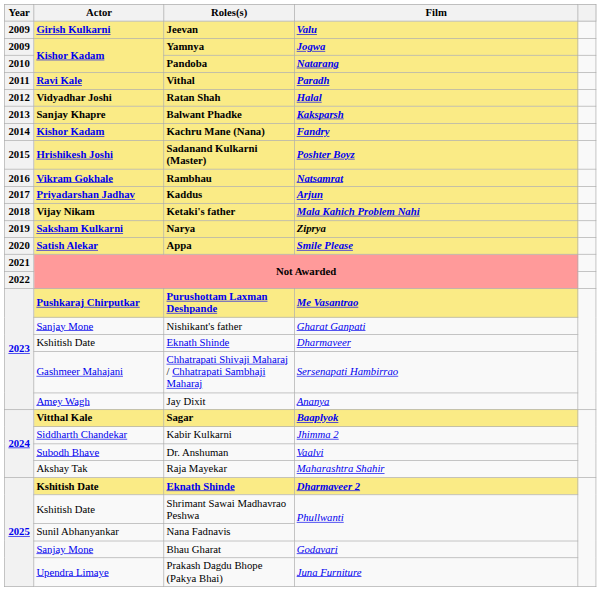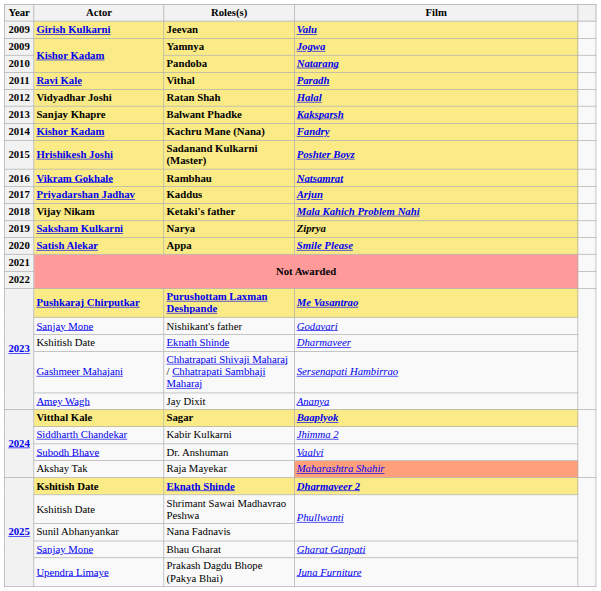(331, 326) Gharat Ganpati -> (317, 326) Godavari
(341, 469) no background -> (341, 469) lightsalmon background
(317, 549) Godavari -> (331, 549) Gharat Ganpati
